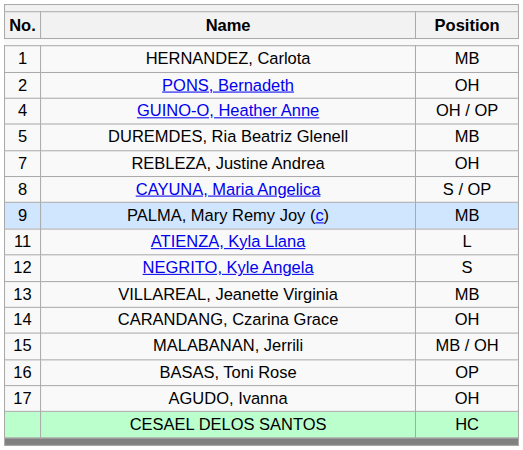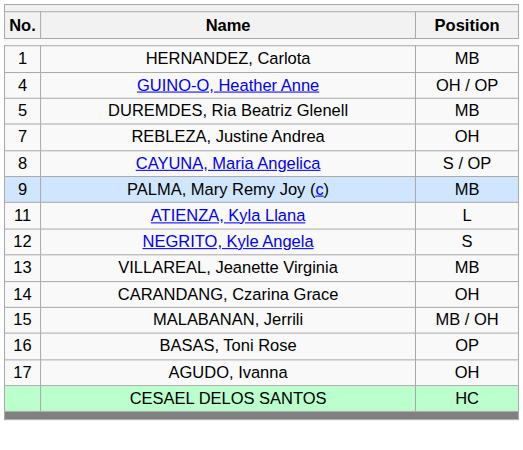- row: (22, 85)
